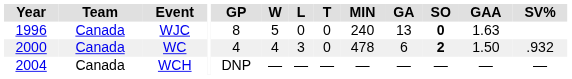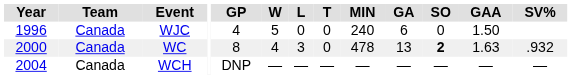(236, 30) 8 -> (236, 30) 4
(404, 30) 13 -> (404, 30) 6
(441, 30) bold -> (441, 30) normal
(486, 30) 1.63 -> (486, 30) 1.50
(236, 48) 4 -> (236, 48) 8
(404, 48) 6 -> (404, 48) 13
(486, 48) 1.50 -> (486, 48) 1.63
